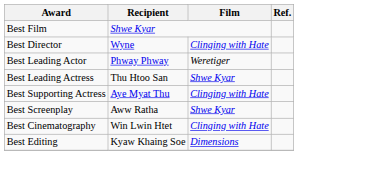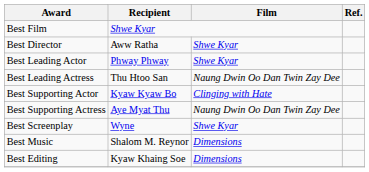(122, 45) Wyne -> (134, 45) Aww Ratha
(229, 45) Clinging with Hate -> (216, 45) Shwe Kyar
(210, 61) Weretiger -> (216, 61) Shwe Kyar
(213, 77) Shwe Kyar -> (267, 77) Naung Dwin Oo Dan Twin Zay Dee
+ row: (52, 93)
(229, 93) Clinging with Hate -> (267, 110) Naung Dwin Oo Dan Twin Zay Dee
(134, 110) Aww Ratha -> (122, 126) Wyne
+ row: (30, 142)
- row: (51, 126)
